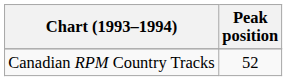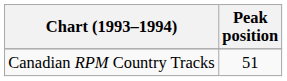(250, 62) 52 -> (250, 62) 51
